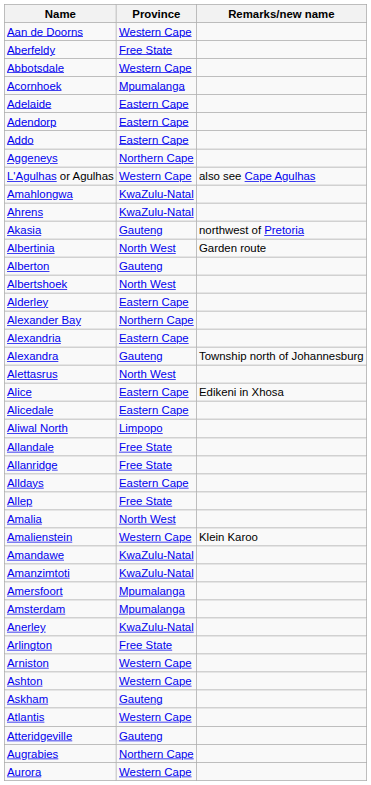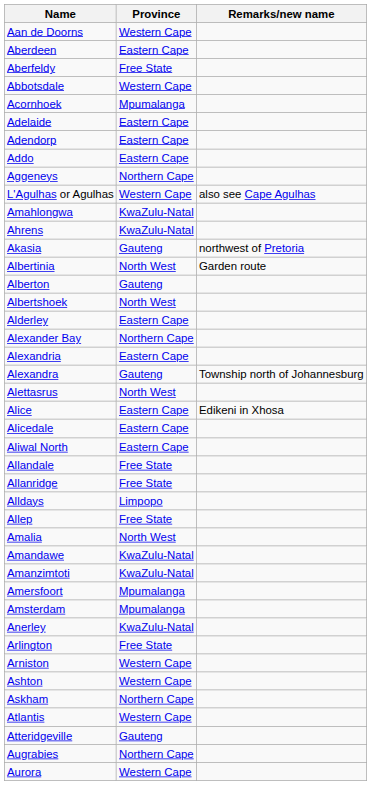+ row: (32, 50)
(141, 429) Limpopo -> (154, 447) Eastern Cape
(154, 483) Eastern Cape -> (141, 501) Limpopo
- row: (40, 537)
(141, 699) Gauteng -> (156, 699) Northern Cape
